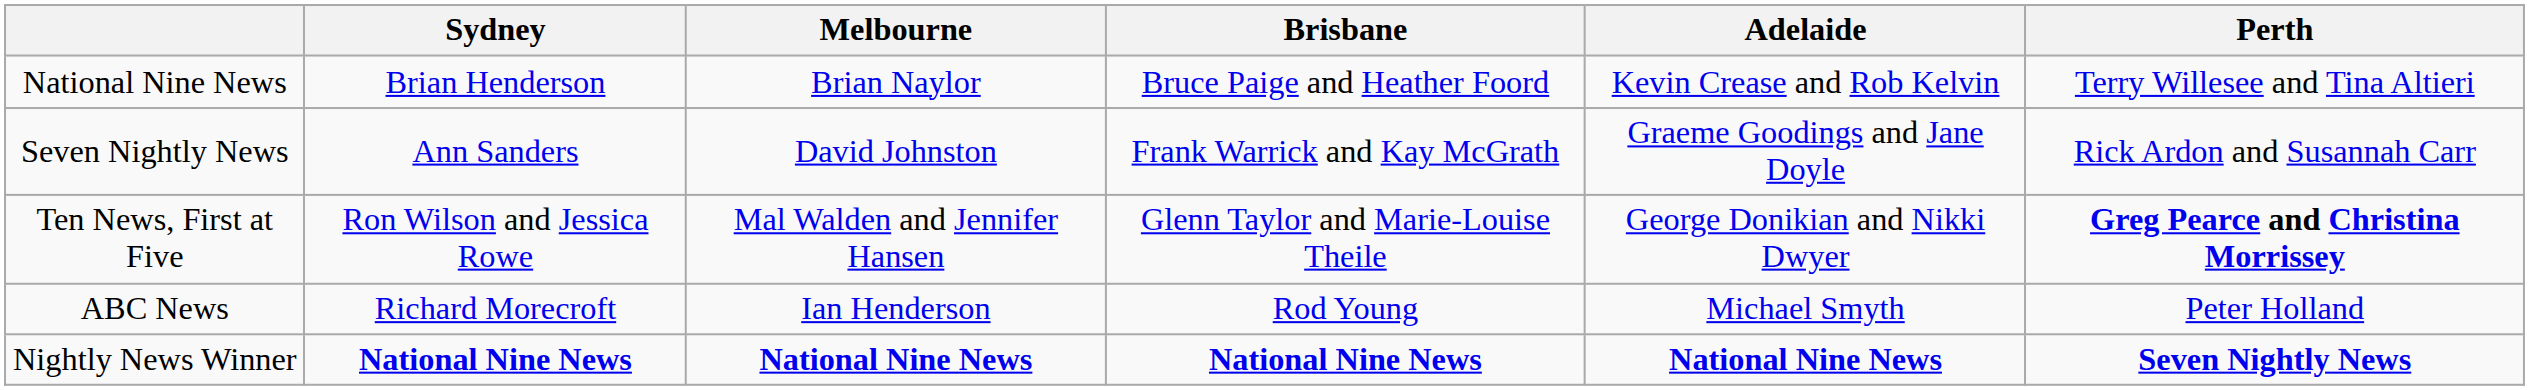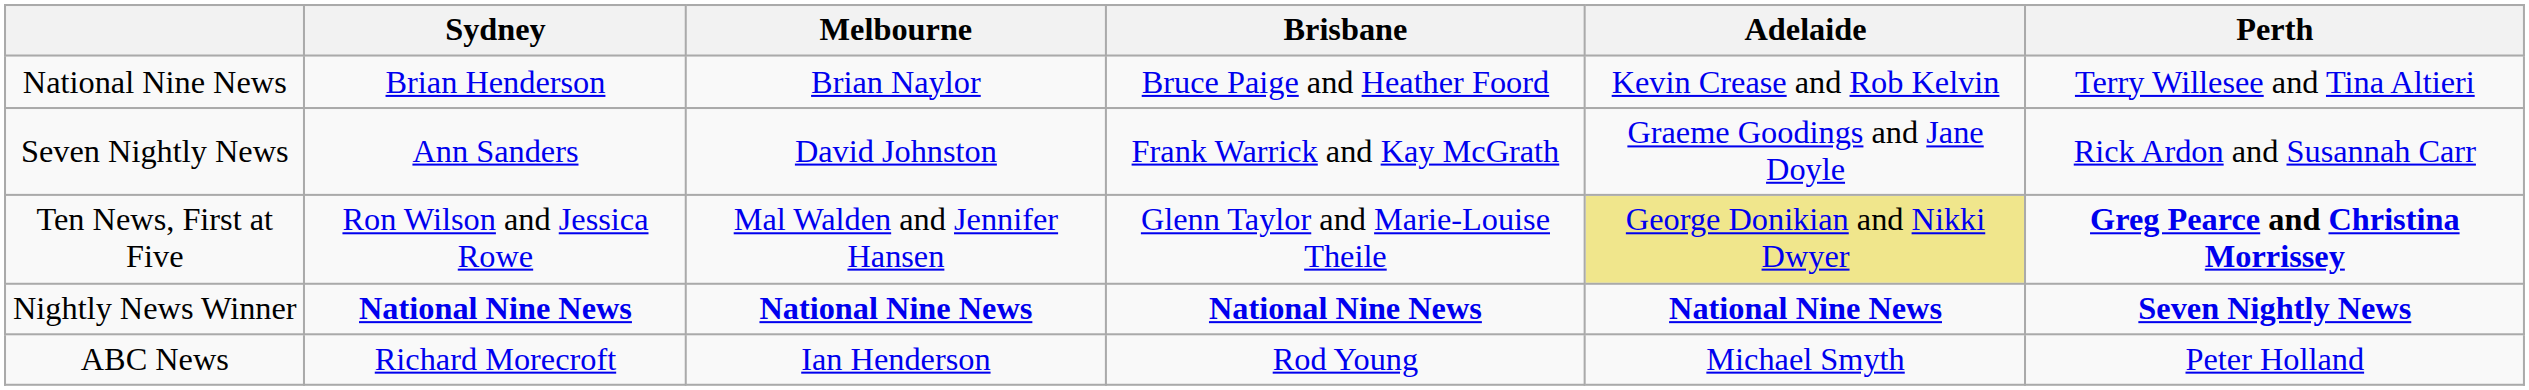(1806, 238) no background -> (1806, 238) khaki background
rows swapped: (155, 307) <-> (155, 359)
